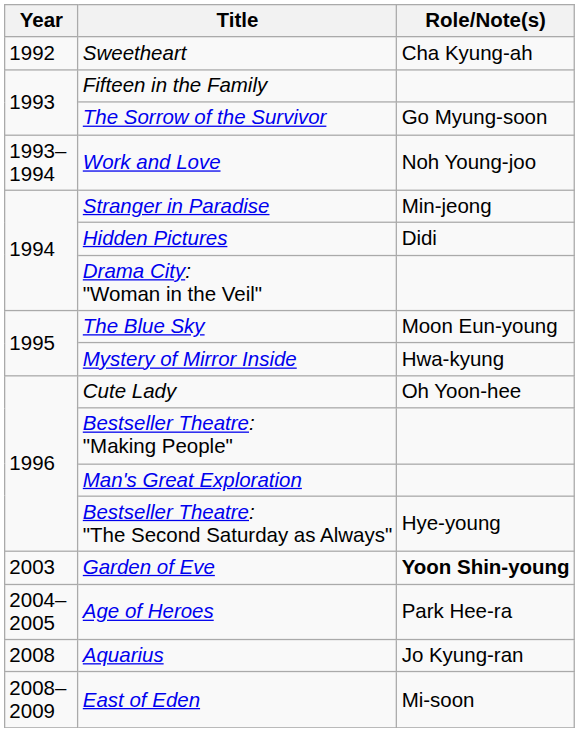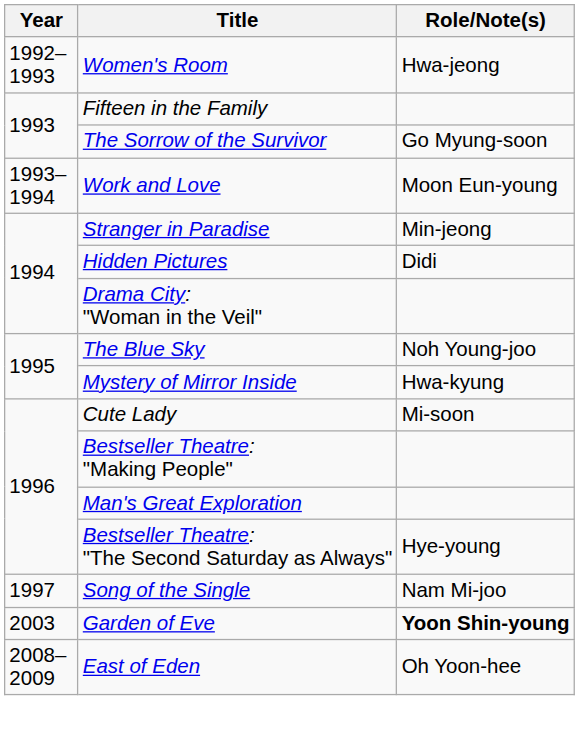- row: (135, 53)
+ row: (155, 64)
(469, 162) Noh Young-joo -> (480, 185) Moon Eun-young
(480, 326) Moon Eun-young -> (469, 349) Noh Young-joo
(461, 391) Oh Yoon-hee -> (438, 414) Mi-soon
+ row: (166, 590)
- row: (148, 611)
- row: (123, 655)
(438, 699) Mi-soon -> (461, 667) Oh Yoon-hee
